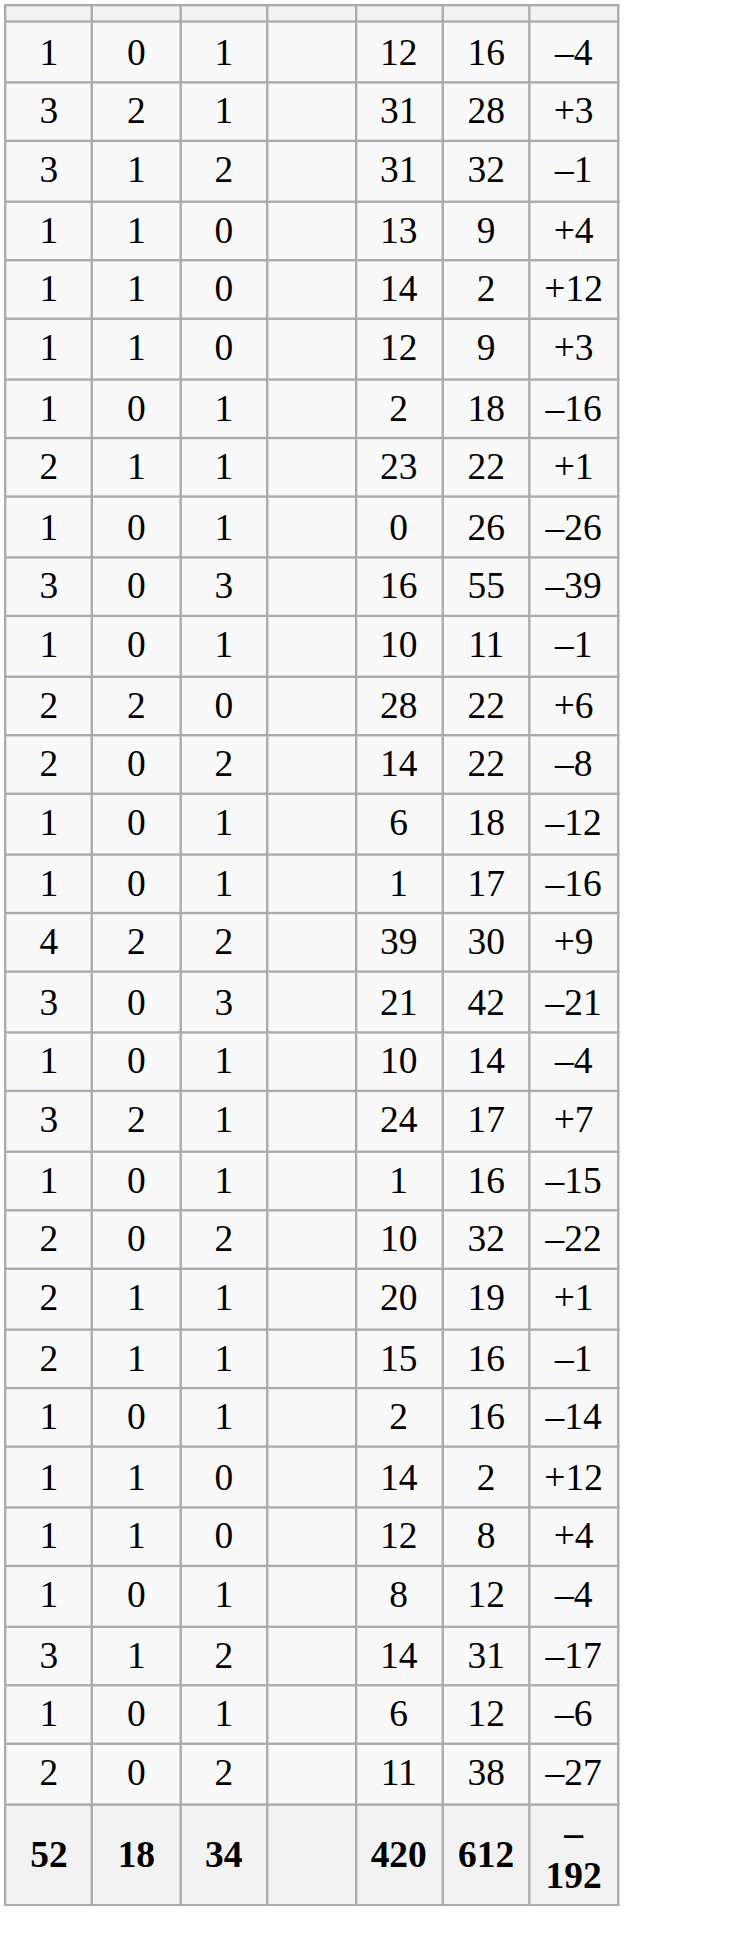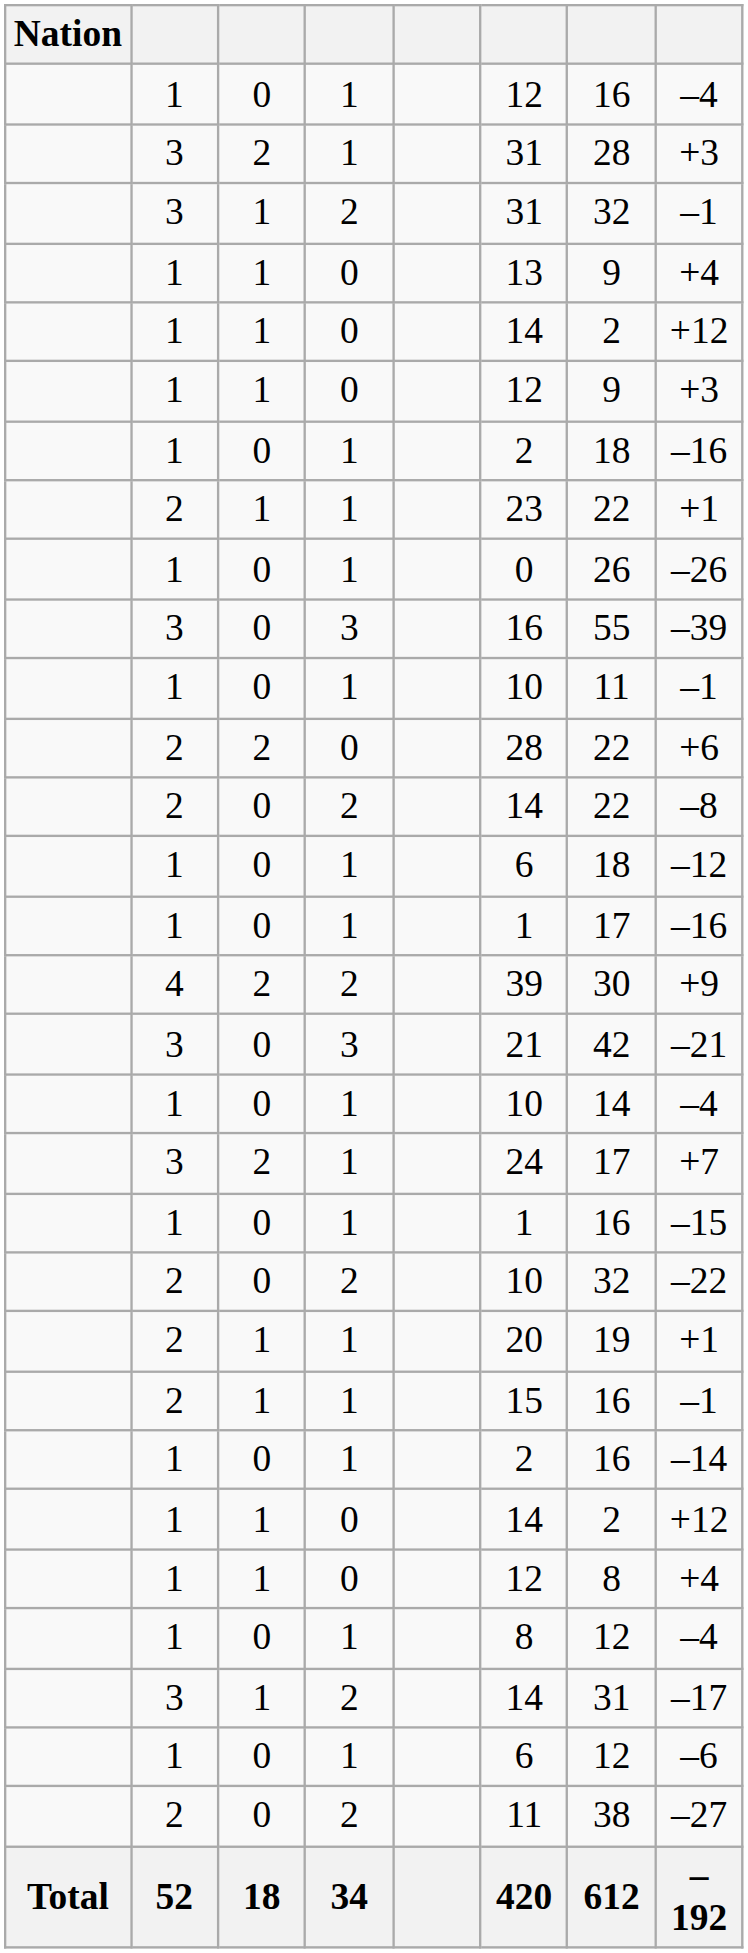+ column: (68, 34)
